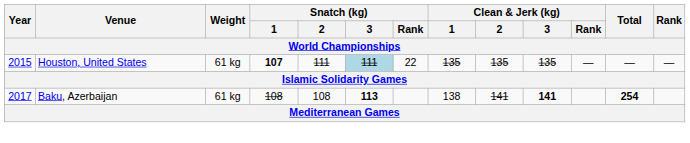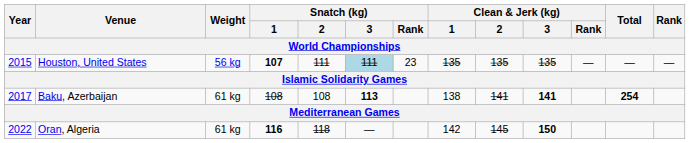(228, 63) 61 kg -> (228, 63) 56 kg
(411, 63) 22 -> (411, 63) 23
+ row: (69, 130)
